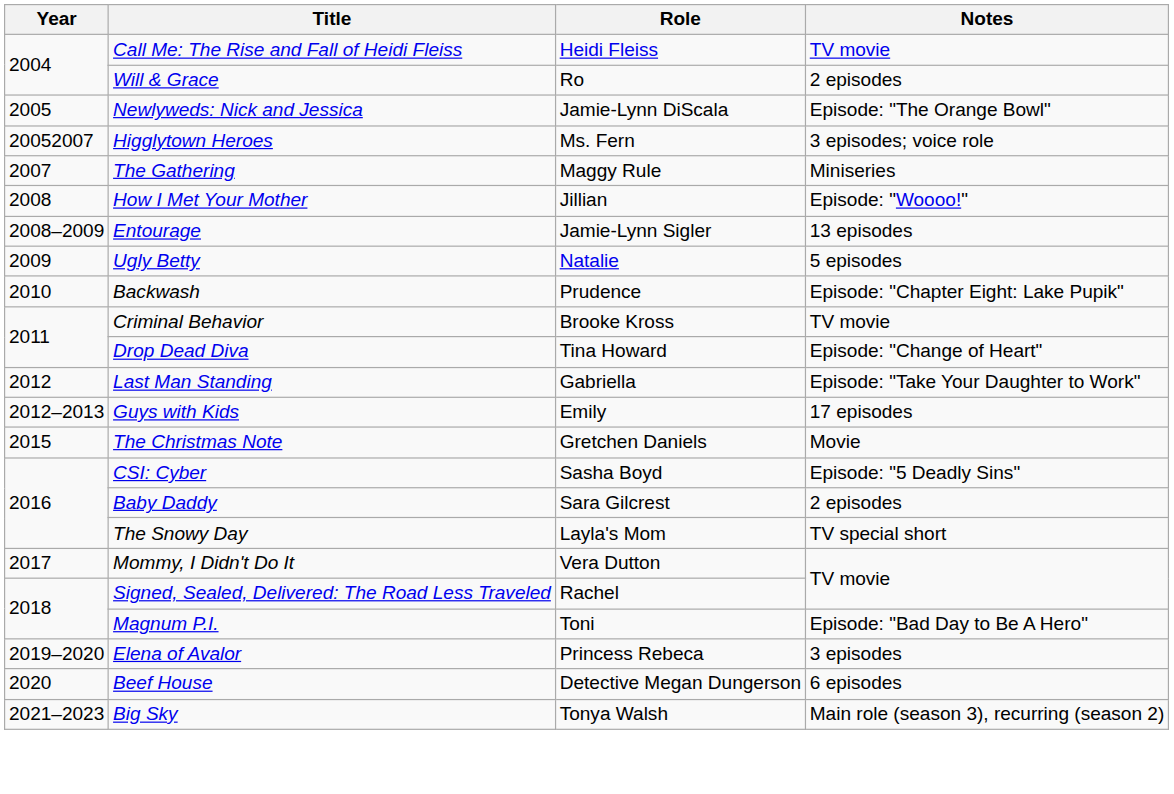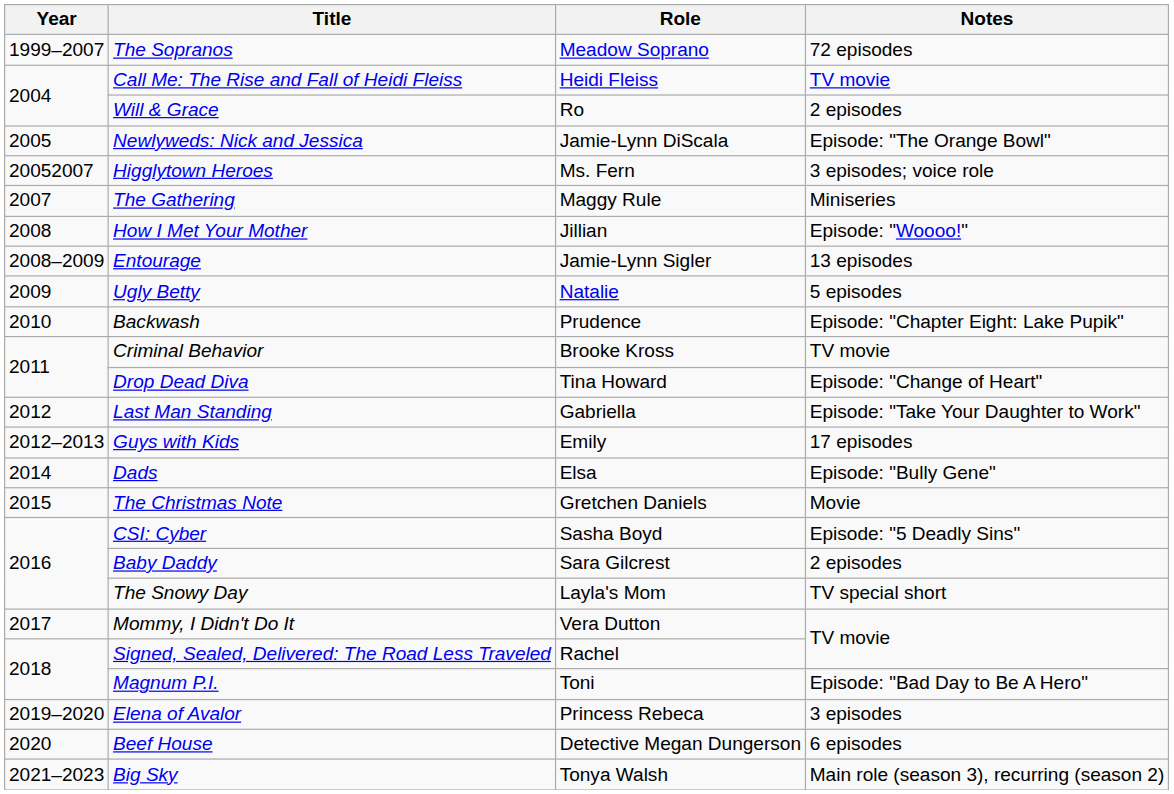+ row: (173, 49)
+ row: (135, 472)
